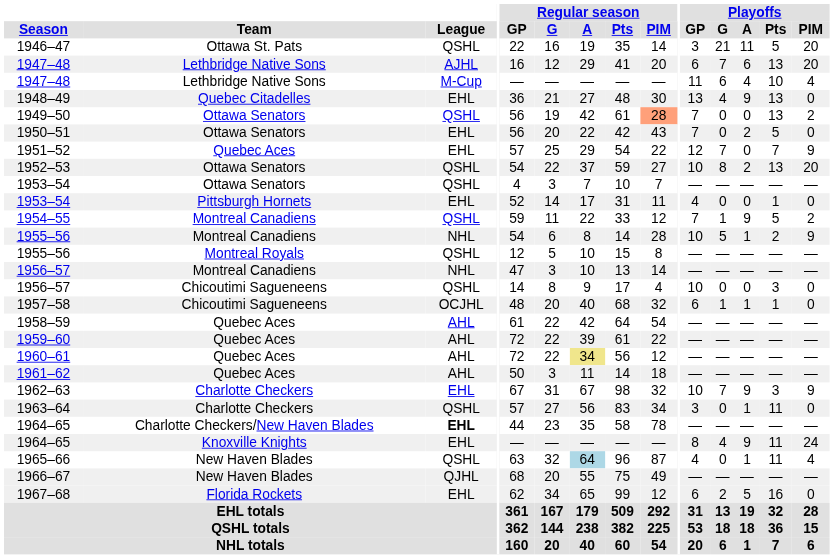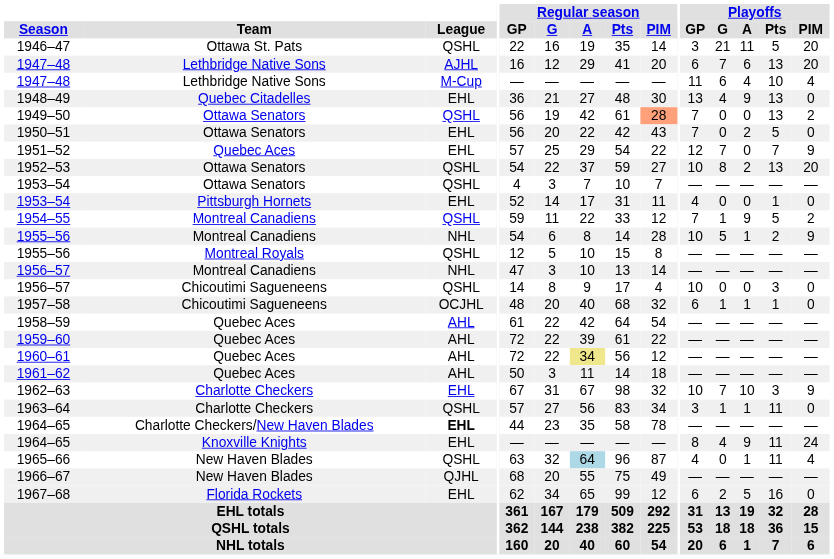(747, 391) 9 -> (747, 391) 10
(723, 408) 0 -> (723, 408) 1
